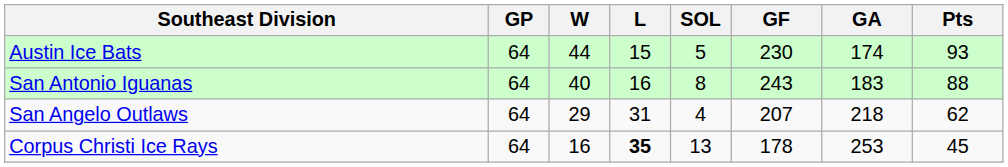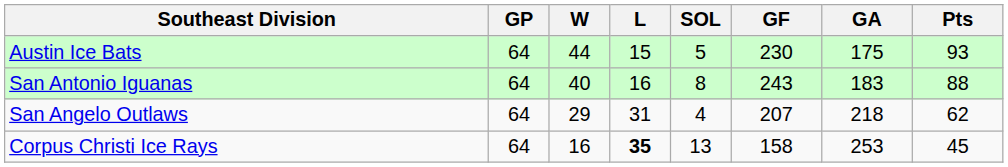(867, 51) 174 -> (867, 51) 175
(776, 146) 178 -> (776, 146) 158
